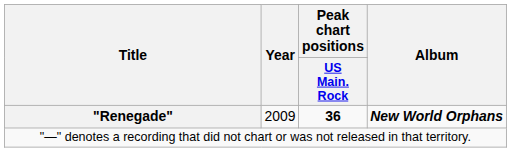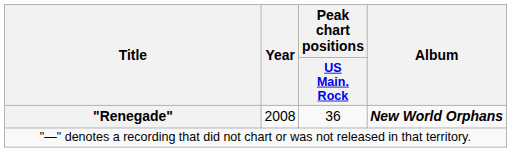(280, 116) 2009 -> (280, 116) 2008
(333, 116) bold -> (333, 116) normal
